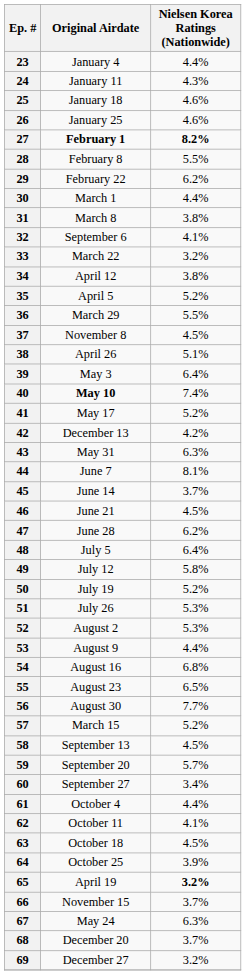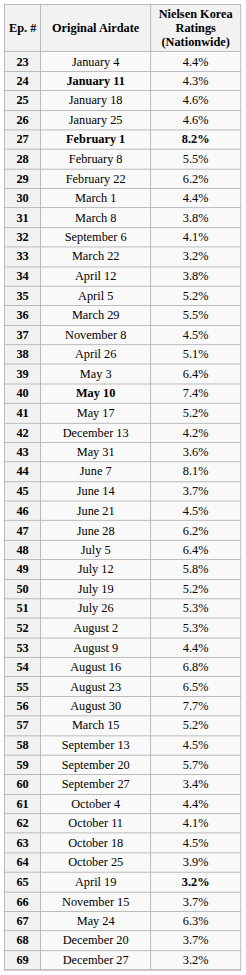(96, 81) normal -> (96, 81) bold
(196, 452) 6.3% -> (196, 452) 3.6%
